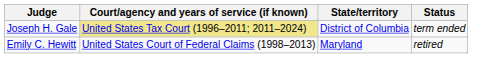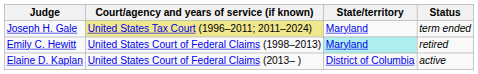(364, 28) District of Columbia -> (347, 28) Maryland
(341, 45) no background -> (347, 45) paleturquoise background
+ row: (45, 61)
